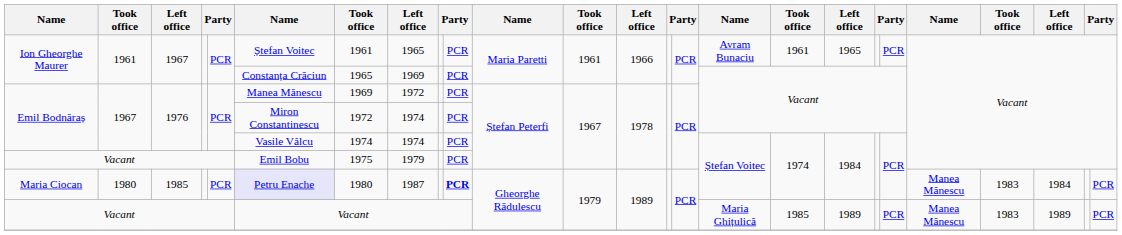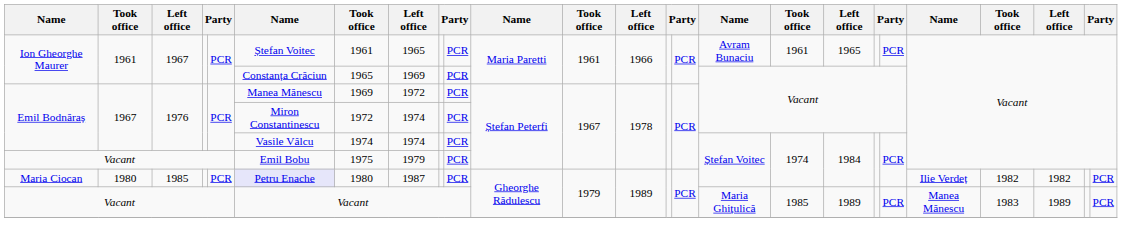(458, 184) bold -> (458, 177) normal
(944, 184) Manea Mănescu -> (944, 177) Ilie Verdeț
(1007, 184) 1983 -> (1007, 177) 1982
(1059, 184) 1984 -> (1059, 177) 1982
